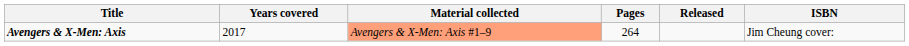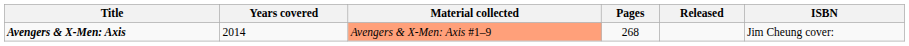(234, 31) 2017 -> (234, 31) 2014
(630, 31) 264 -> (630, 31) 268
